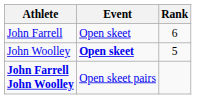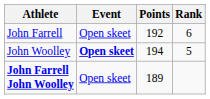+ column: (155, 14)
(118, 78) Open skeet pairs -> (105, 78) Open skeet
